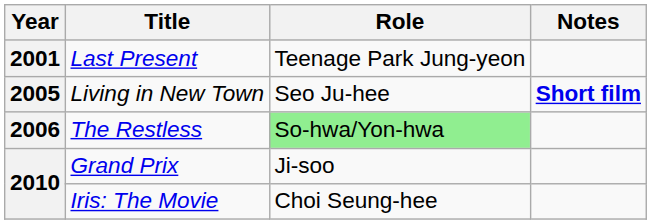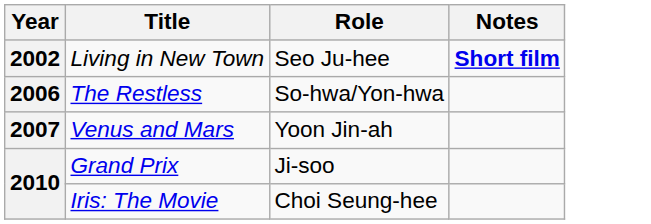- row: (134, 58)
(35, 93) 2005 -> (35, 58) 2002
(359, 129) lightgreen background -> (359, 93) no background
+ row: (152, 129)
